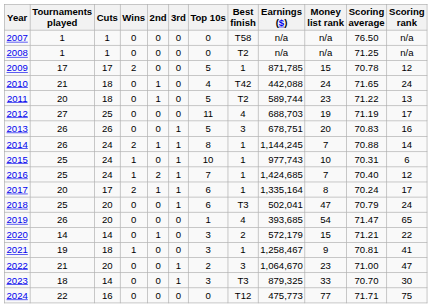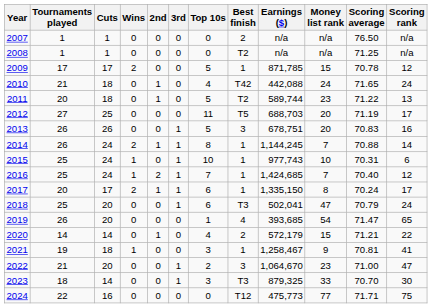(243, 38) T58 -> (243, 38) 2
(243, 114) 4 -> (243, 114) T5
(326, 114) 19 -> (326, 114) 20
(282, 190) 1,335,164 -> (282, 190) 1,335,150
(208, 235) 3 -> (208, 235) 4
